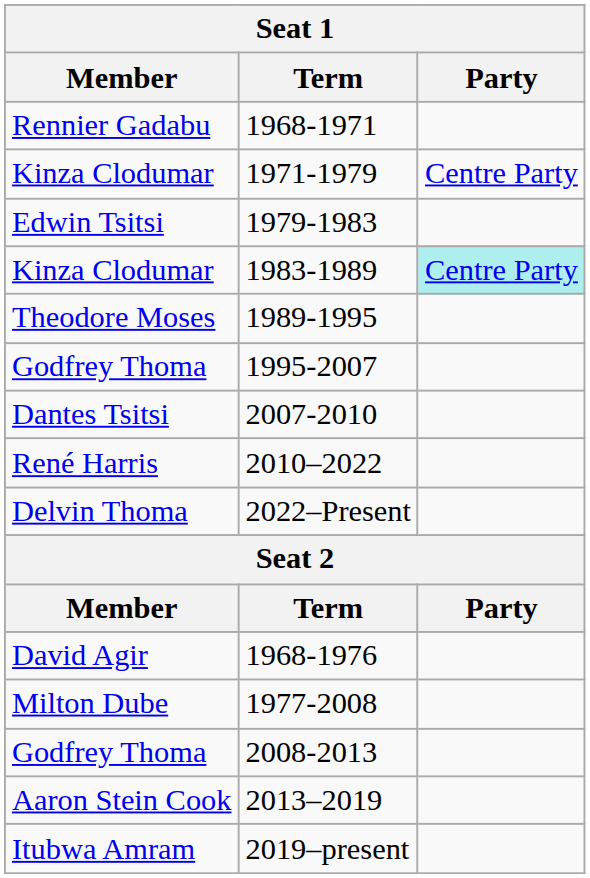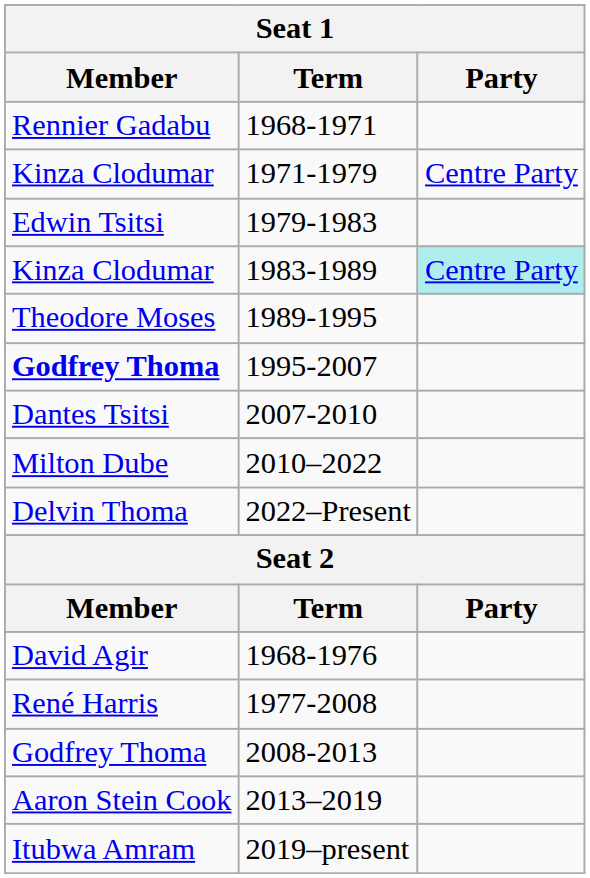(109, 366) normal -> (116, 366) bold
(85, 462) René Harris -> (90, 462) Milton Dube
(90, 703) Milton Dube -> (85, 703) René Harris
